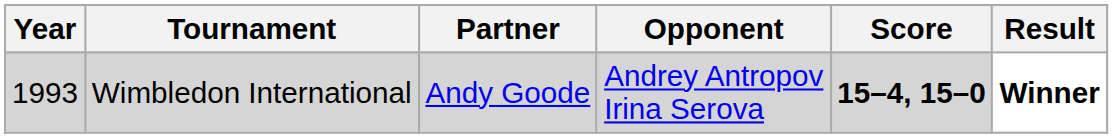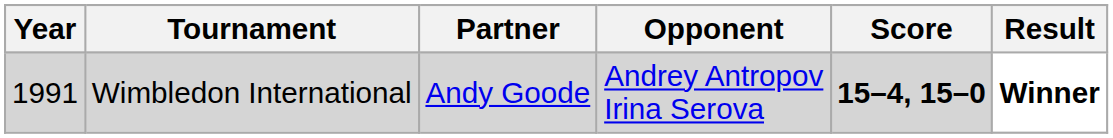(45, 92) 1993 -> (45, 92) 1991
